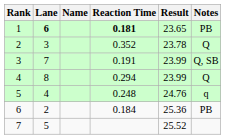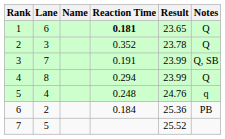(46, 28) bold -> (46, 28) normal
(206, 28) PB -> (206, 28) Q
